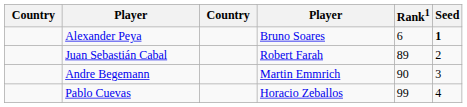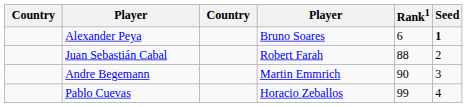(403, 55) 89 -> (403, 55) 88
